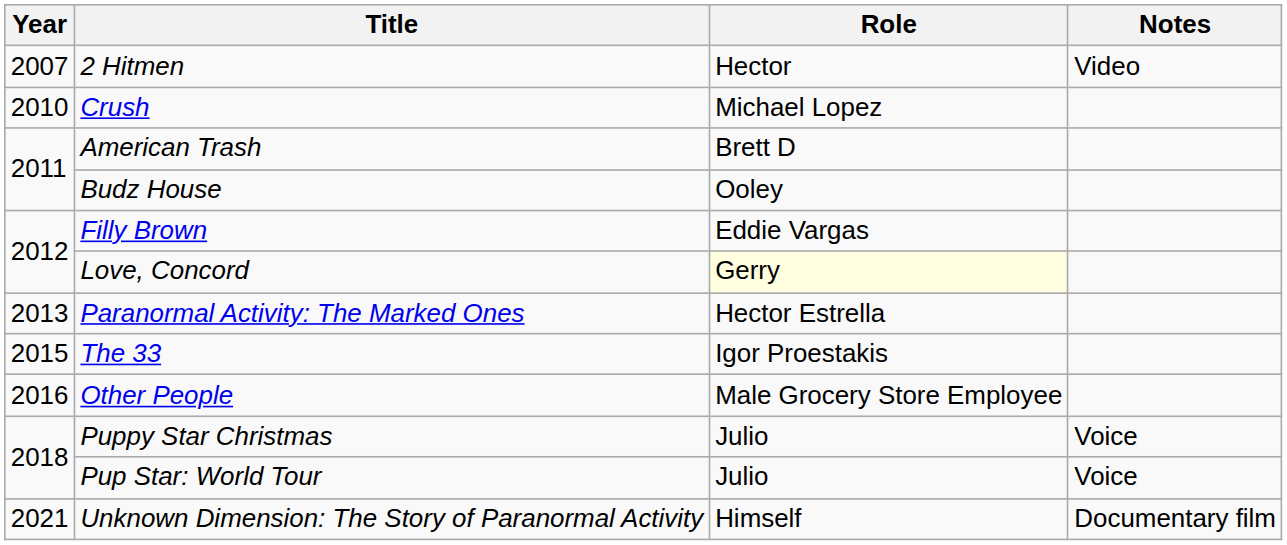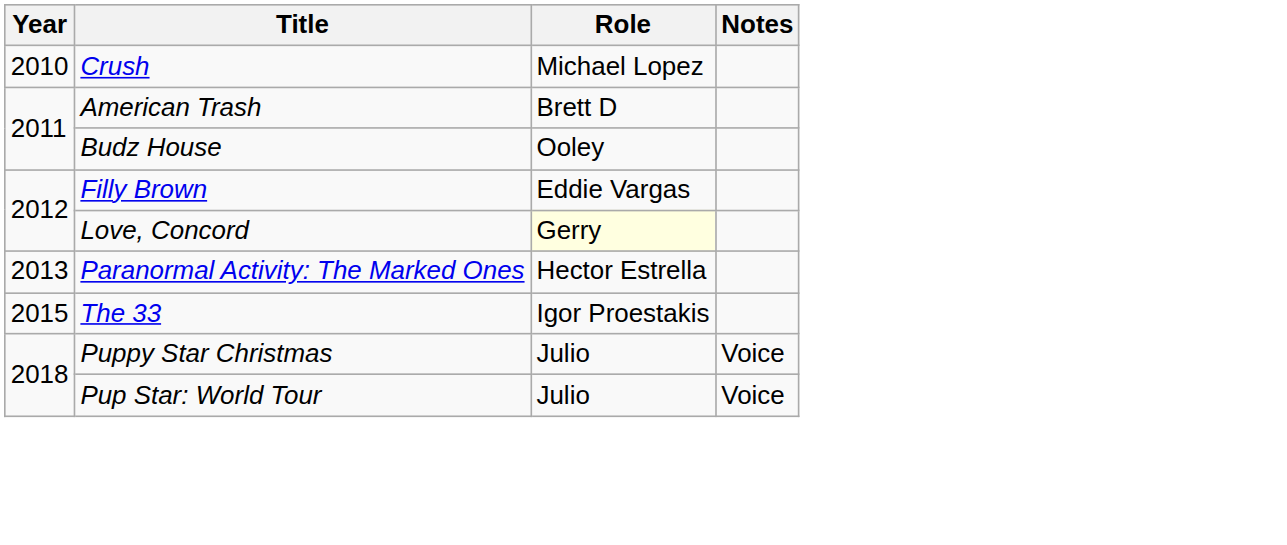- row: (132, 66)
- row: (157, 395)
- row: (392, 518)
